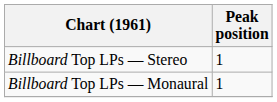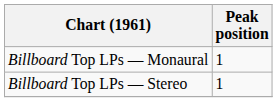rows swapped: (108, 84) <-> (98, 59)
